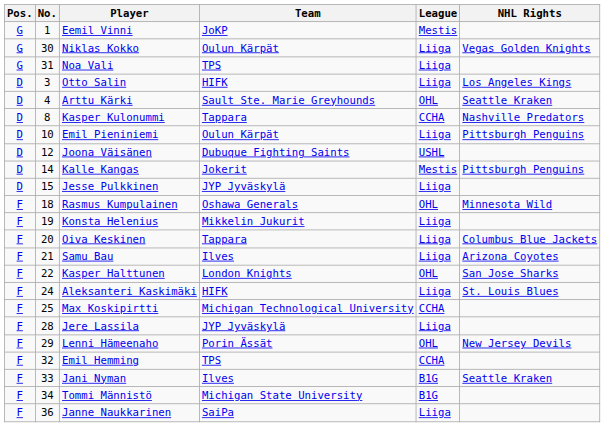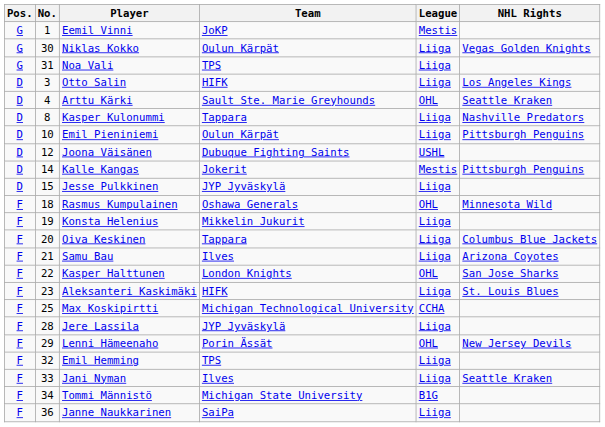(432, 117) CCHA -> (435, 117) Liiga
(47, 291) 24 -> (47, 291) 23
(432, 361) CCHA -> (435, 361) Liiga
(428, 378) B1G -> (435, 378) Liiga
